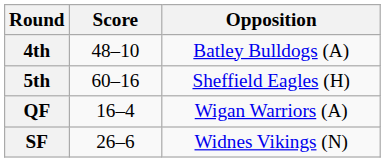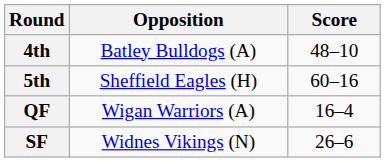columns swapped: (271, 19) <-> (115, 19)
